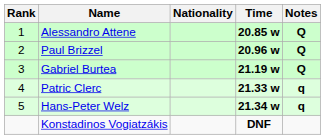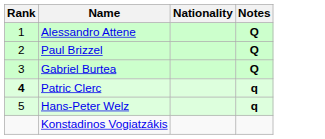- column: (259, 13)
(21, 87) normal -> (21, 87) bold
